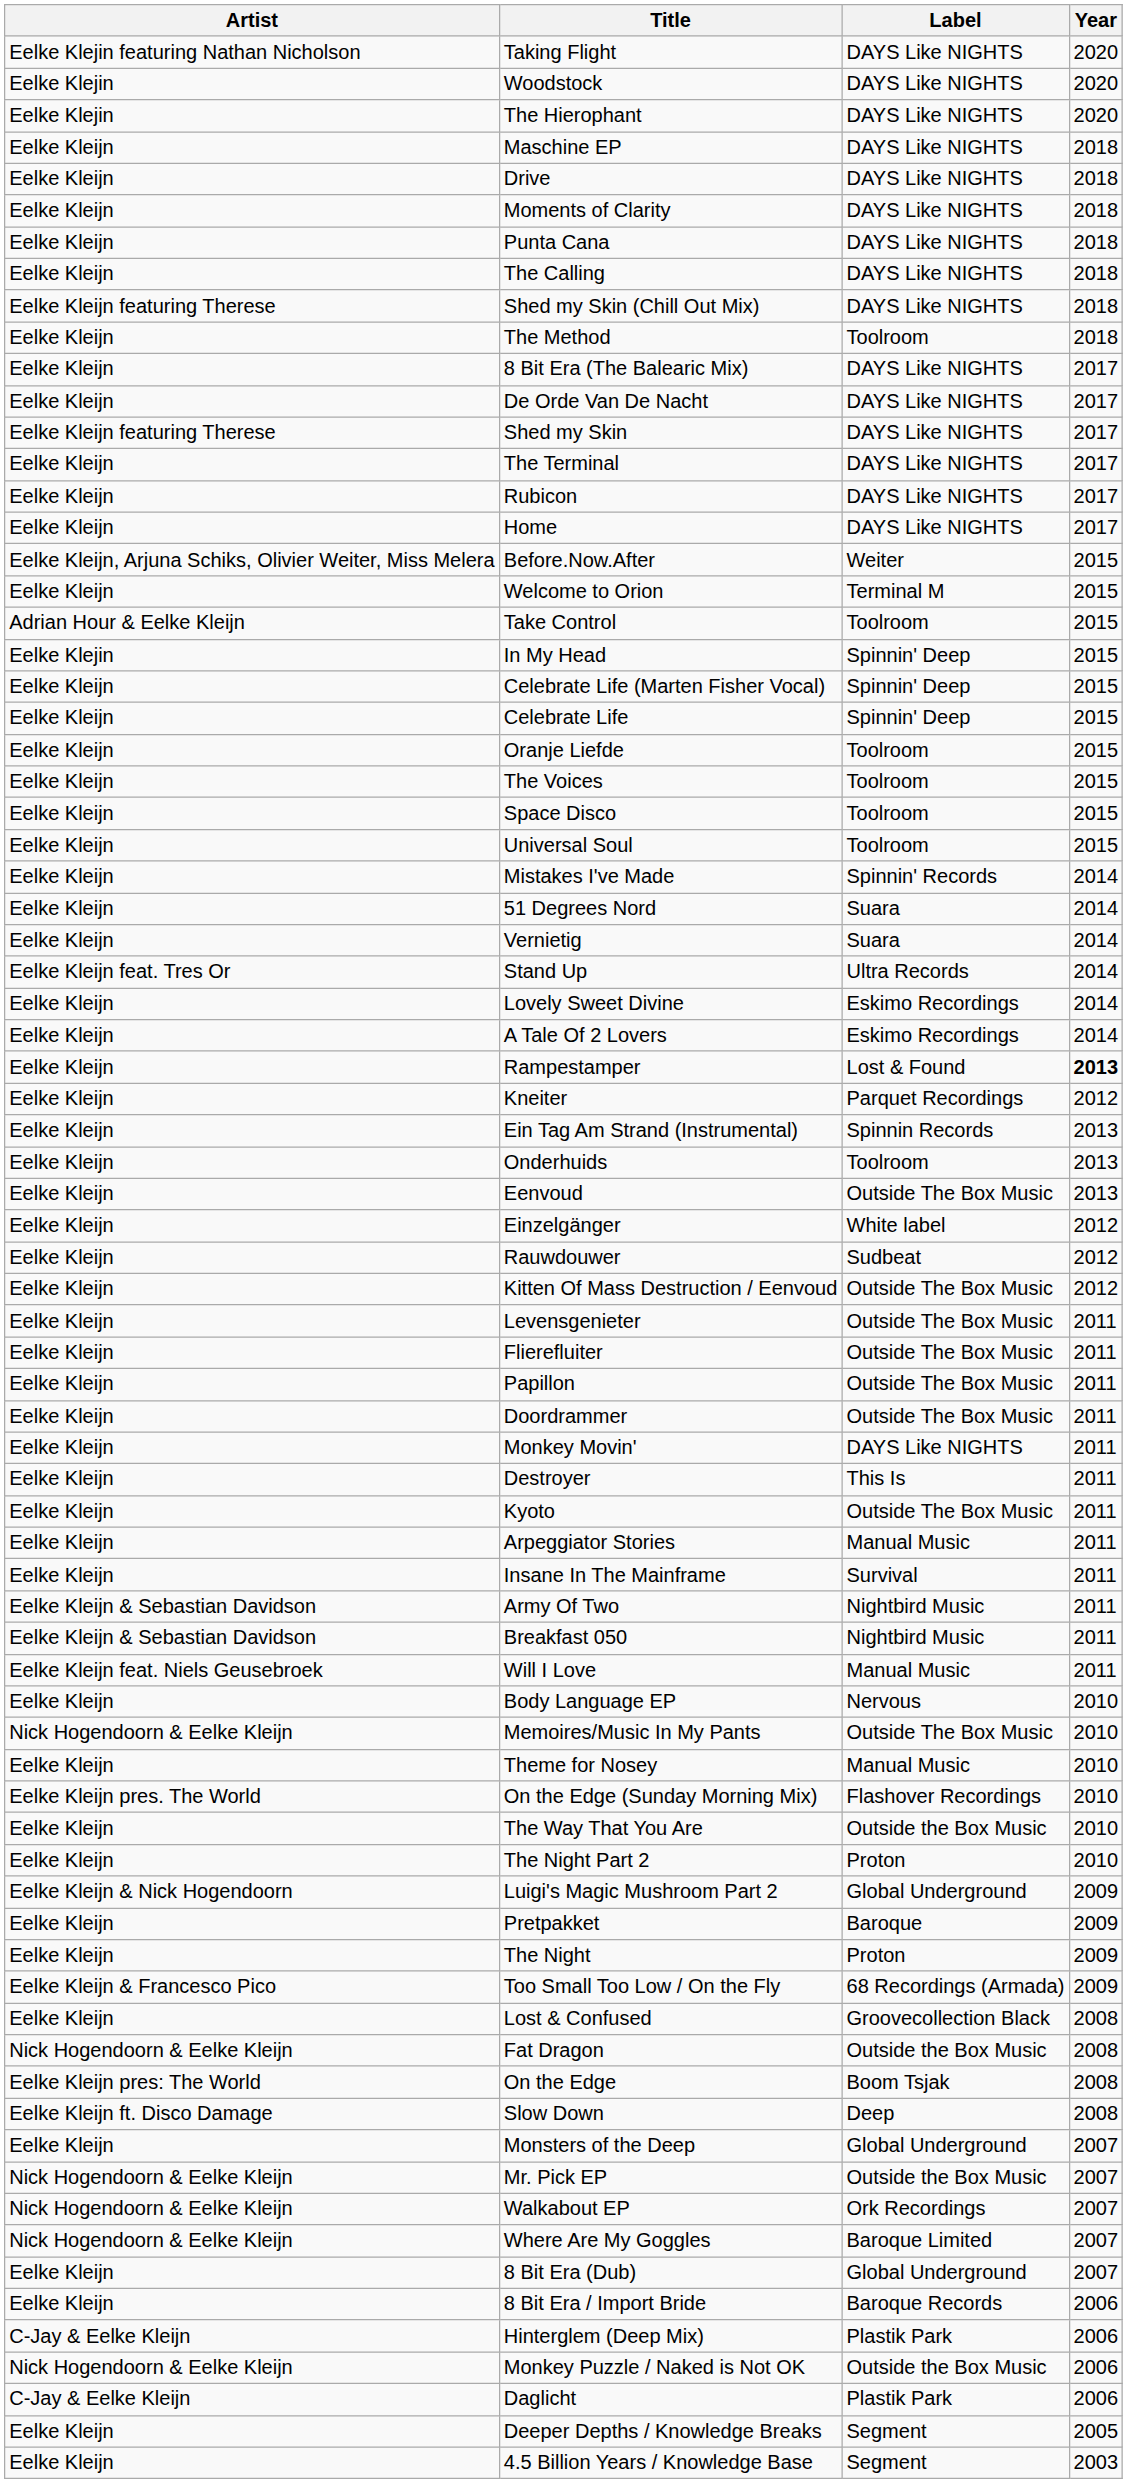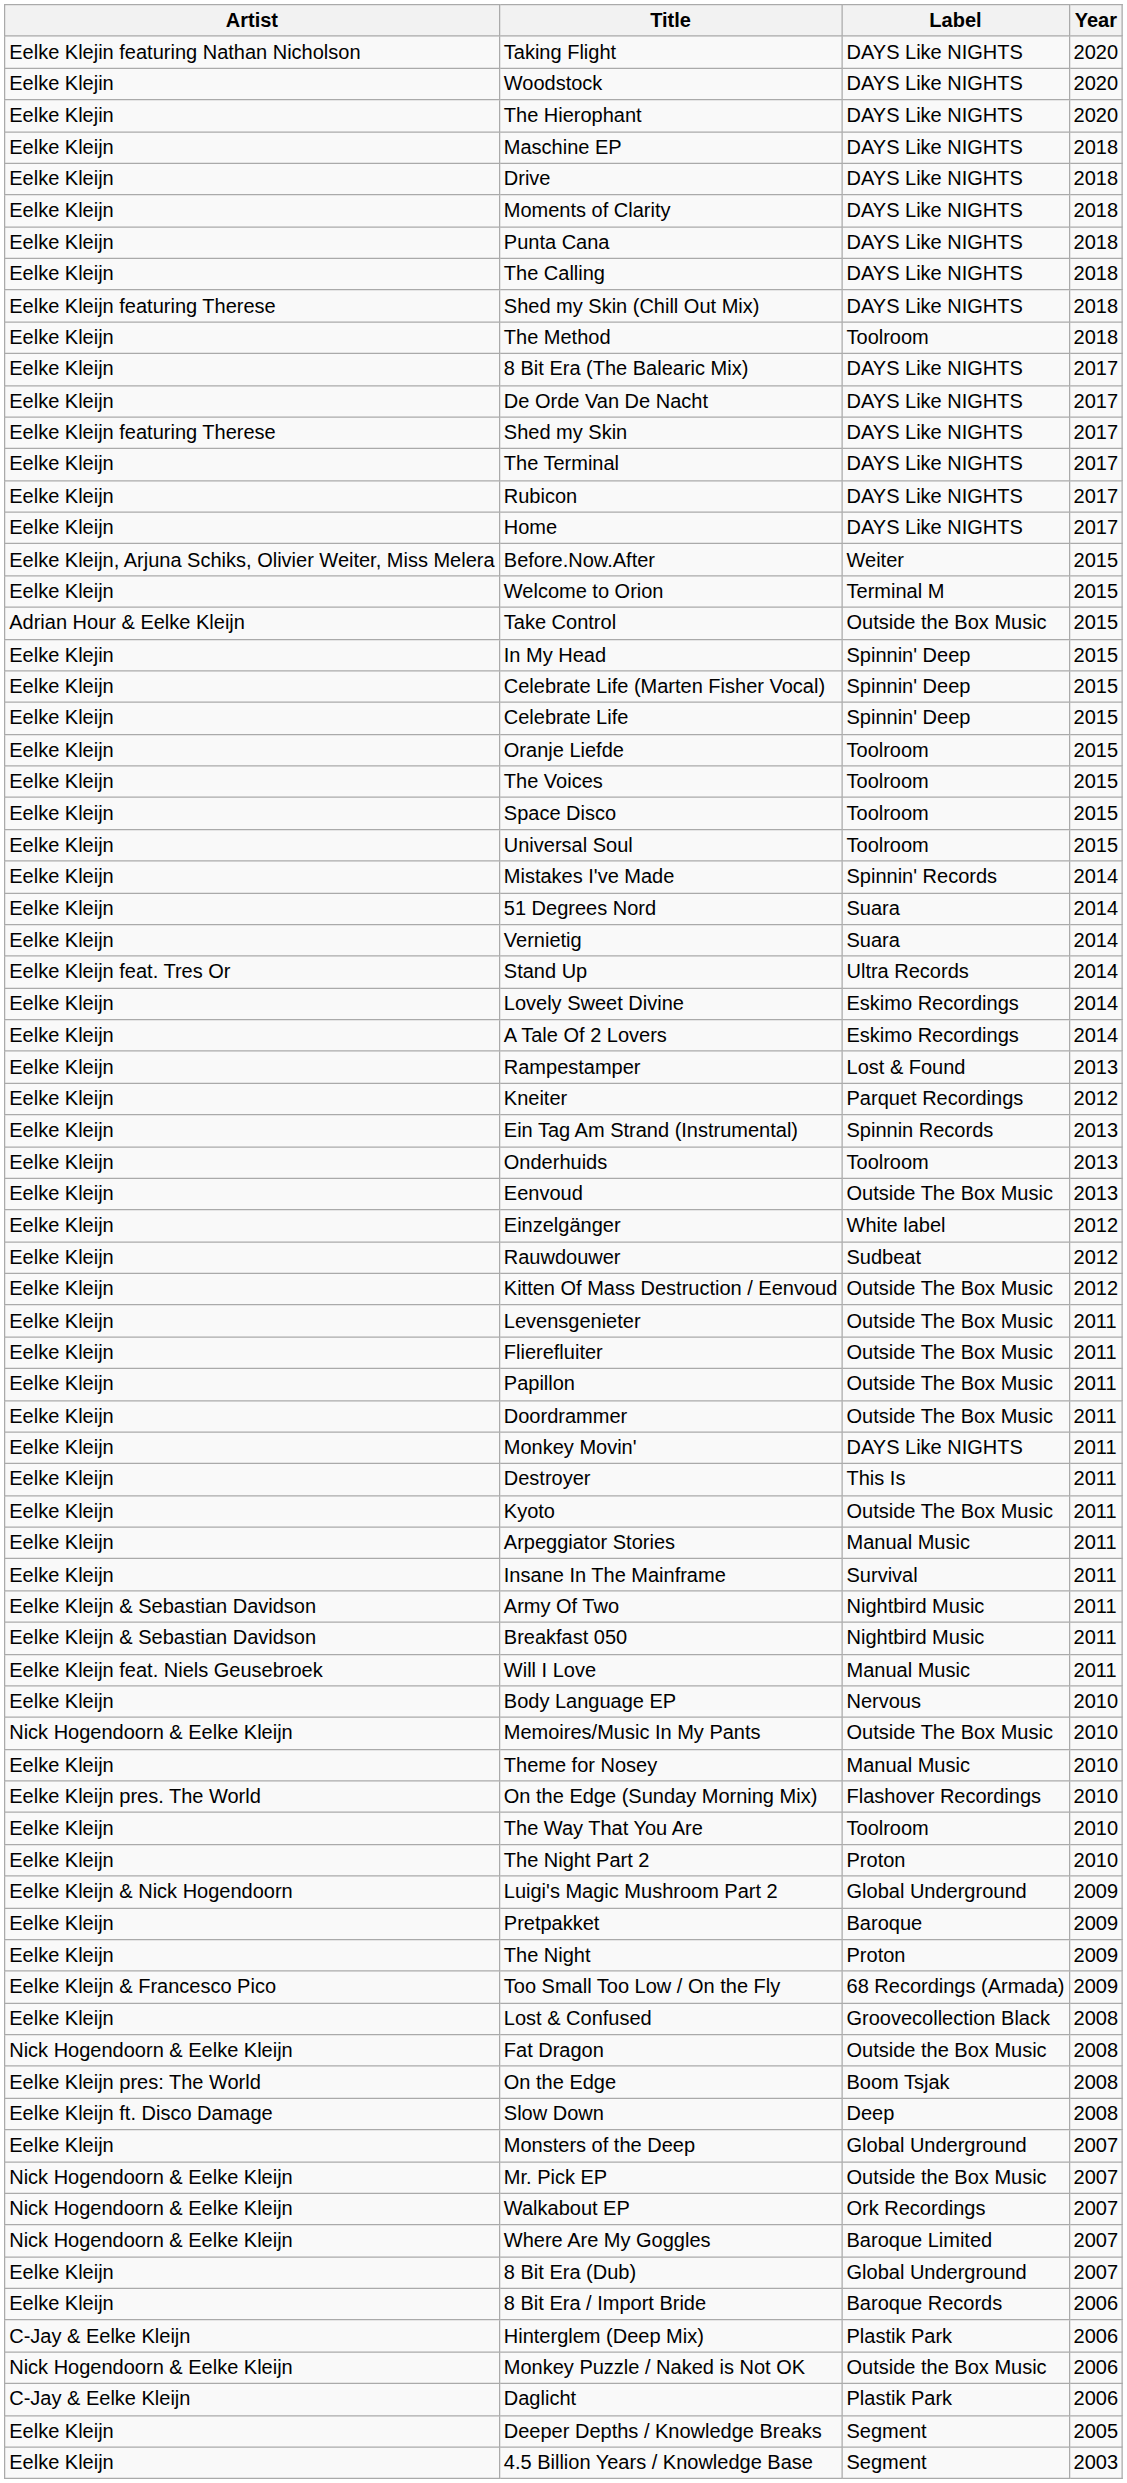(888, 623) Toolroom -> (947, 623) Outside the Box Music
(1096, 1067) bold -> (1096, 1067) normal
(947, 1828) Outside the Box Music -> (888, 1828) Toolroom
